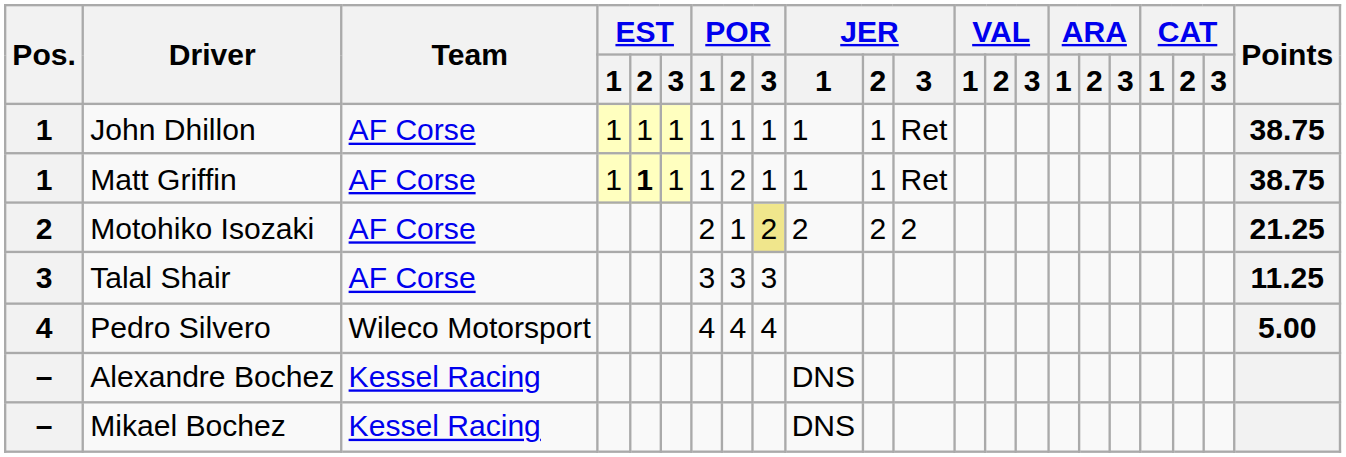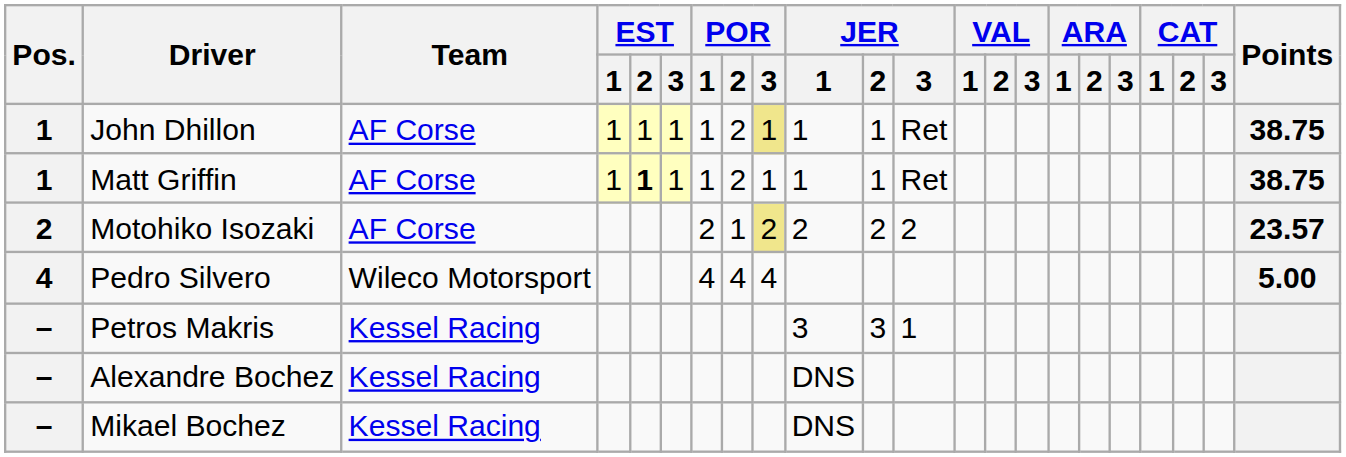(738, 129) 1 -> (738, 129) 2
(769, 129) no background -> (769, 129) khaki background
(1287, 228) 21.25 -> (1287, 228) 23.57
- row: (160, 278)
+ row: (182, 327)
